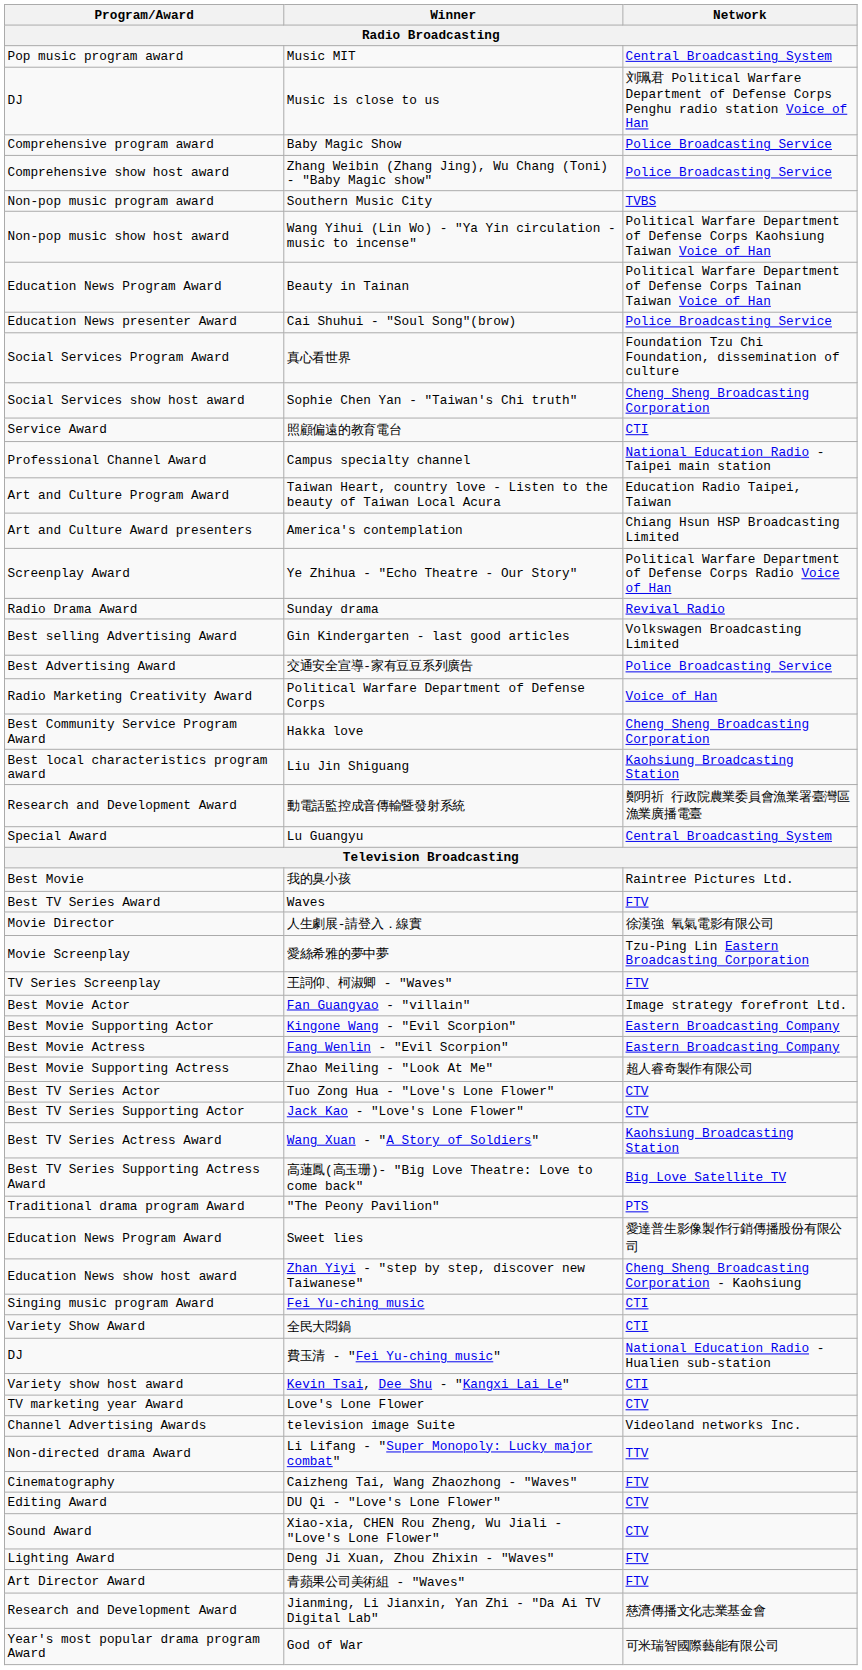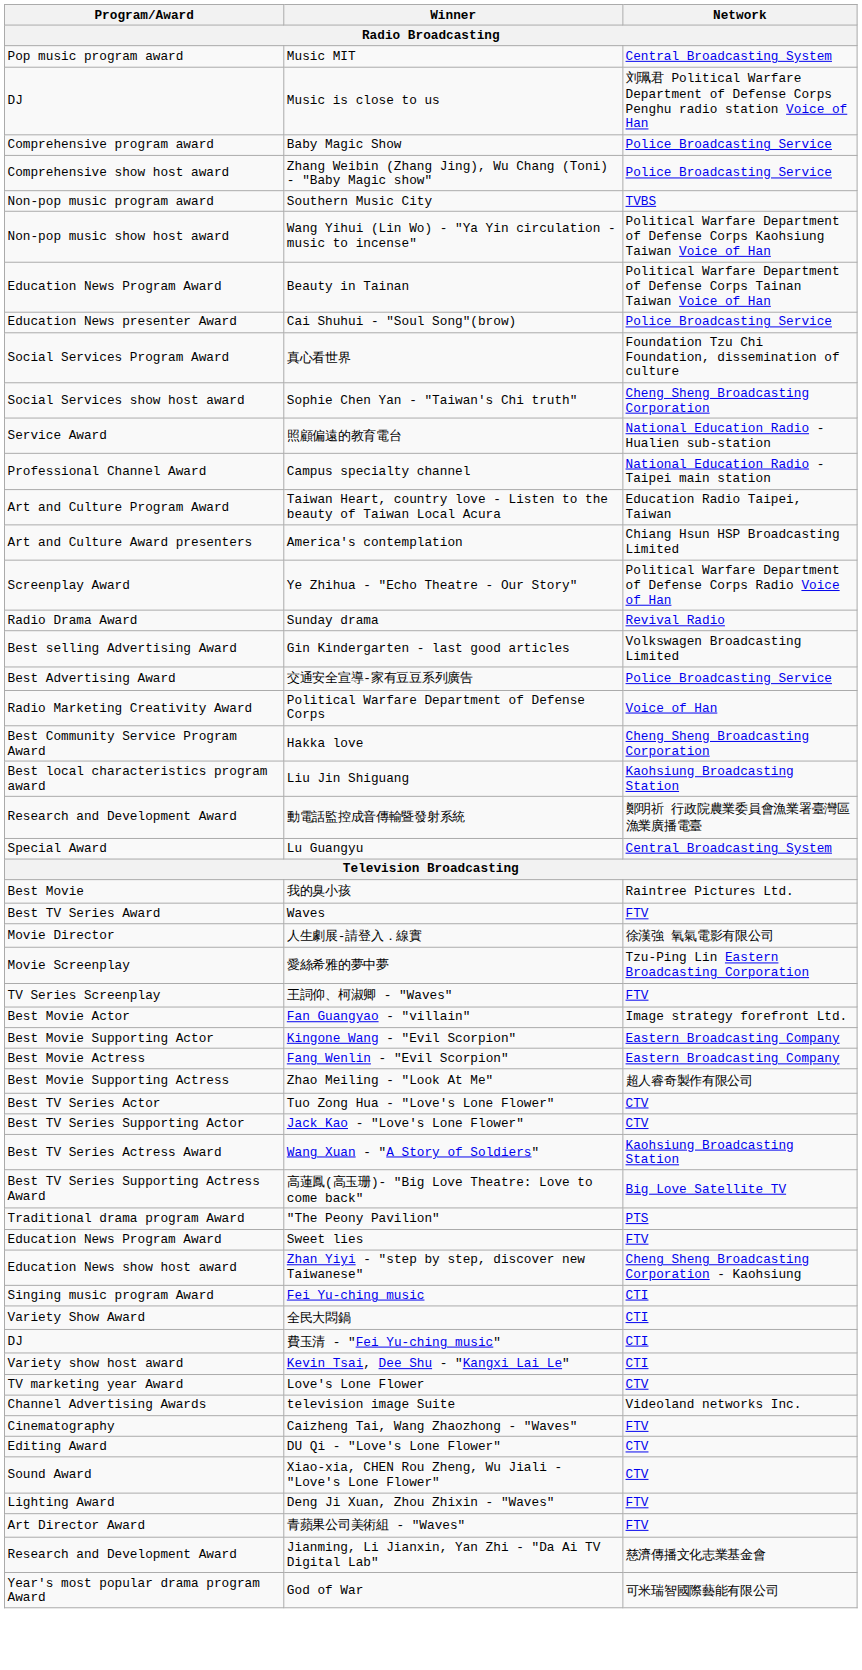(637, 430) CTI -> (725, 436) National Education Radio - Hualien sub-station
(734, 1238) 愛達普生影像製作行銷傳播股份有限公司 -> (637, 1239) FTV
(725, 1356) National Education Radio - Hualien sub-station -> (637, 1342) CTI
- row: (440, 1454)
